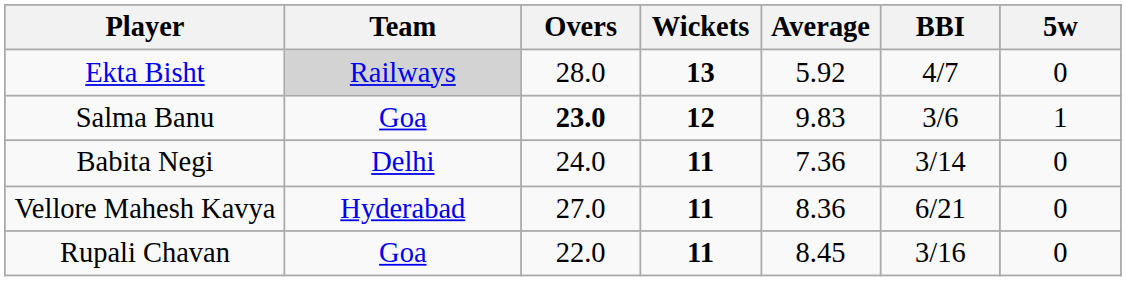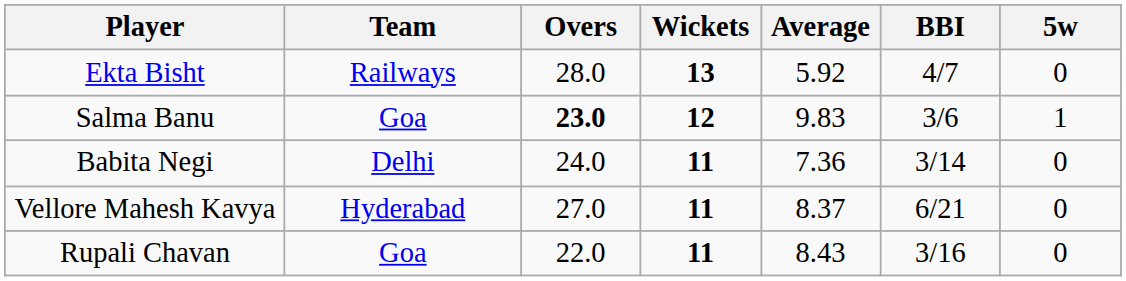(403, 72) lightgrey background -> (403, 72) no background
(820, 207) 8.36 -> (820, 207) 8.37
(820, 252) 8.45 -> (820, 252) 8.43
